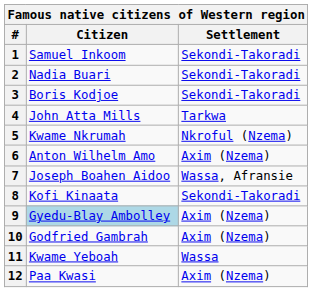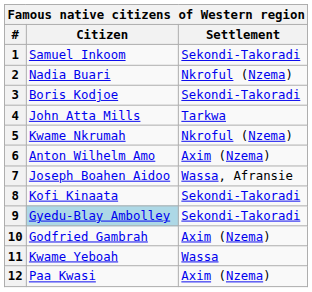(241, 75) Sekondi-Takoradi -> (237, 75) Nkroful (Nzema)
(226, 216) Axim (Nzema) -> (241, 216) Sekondi-Takoradi
